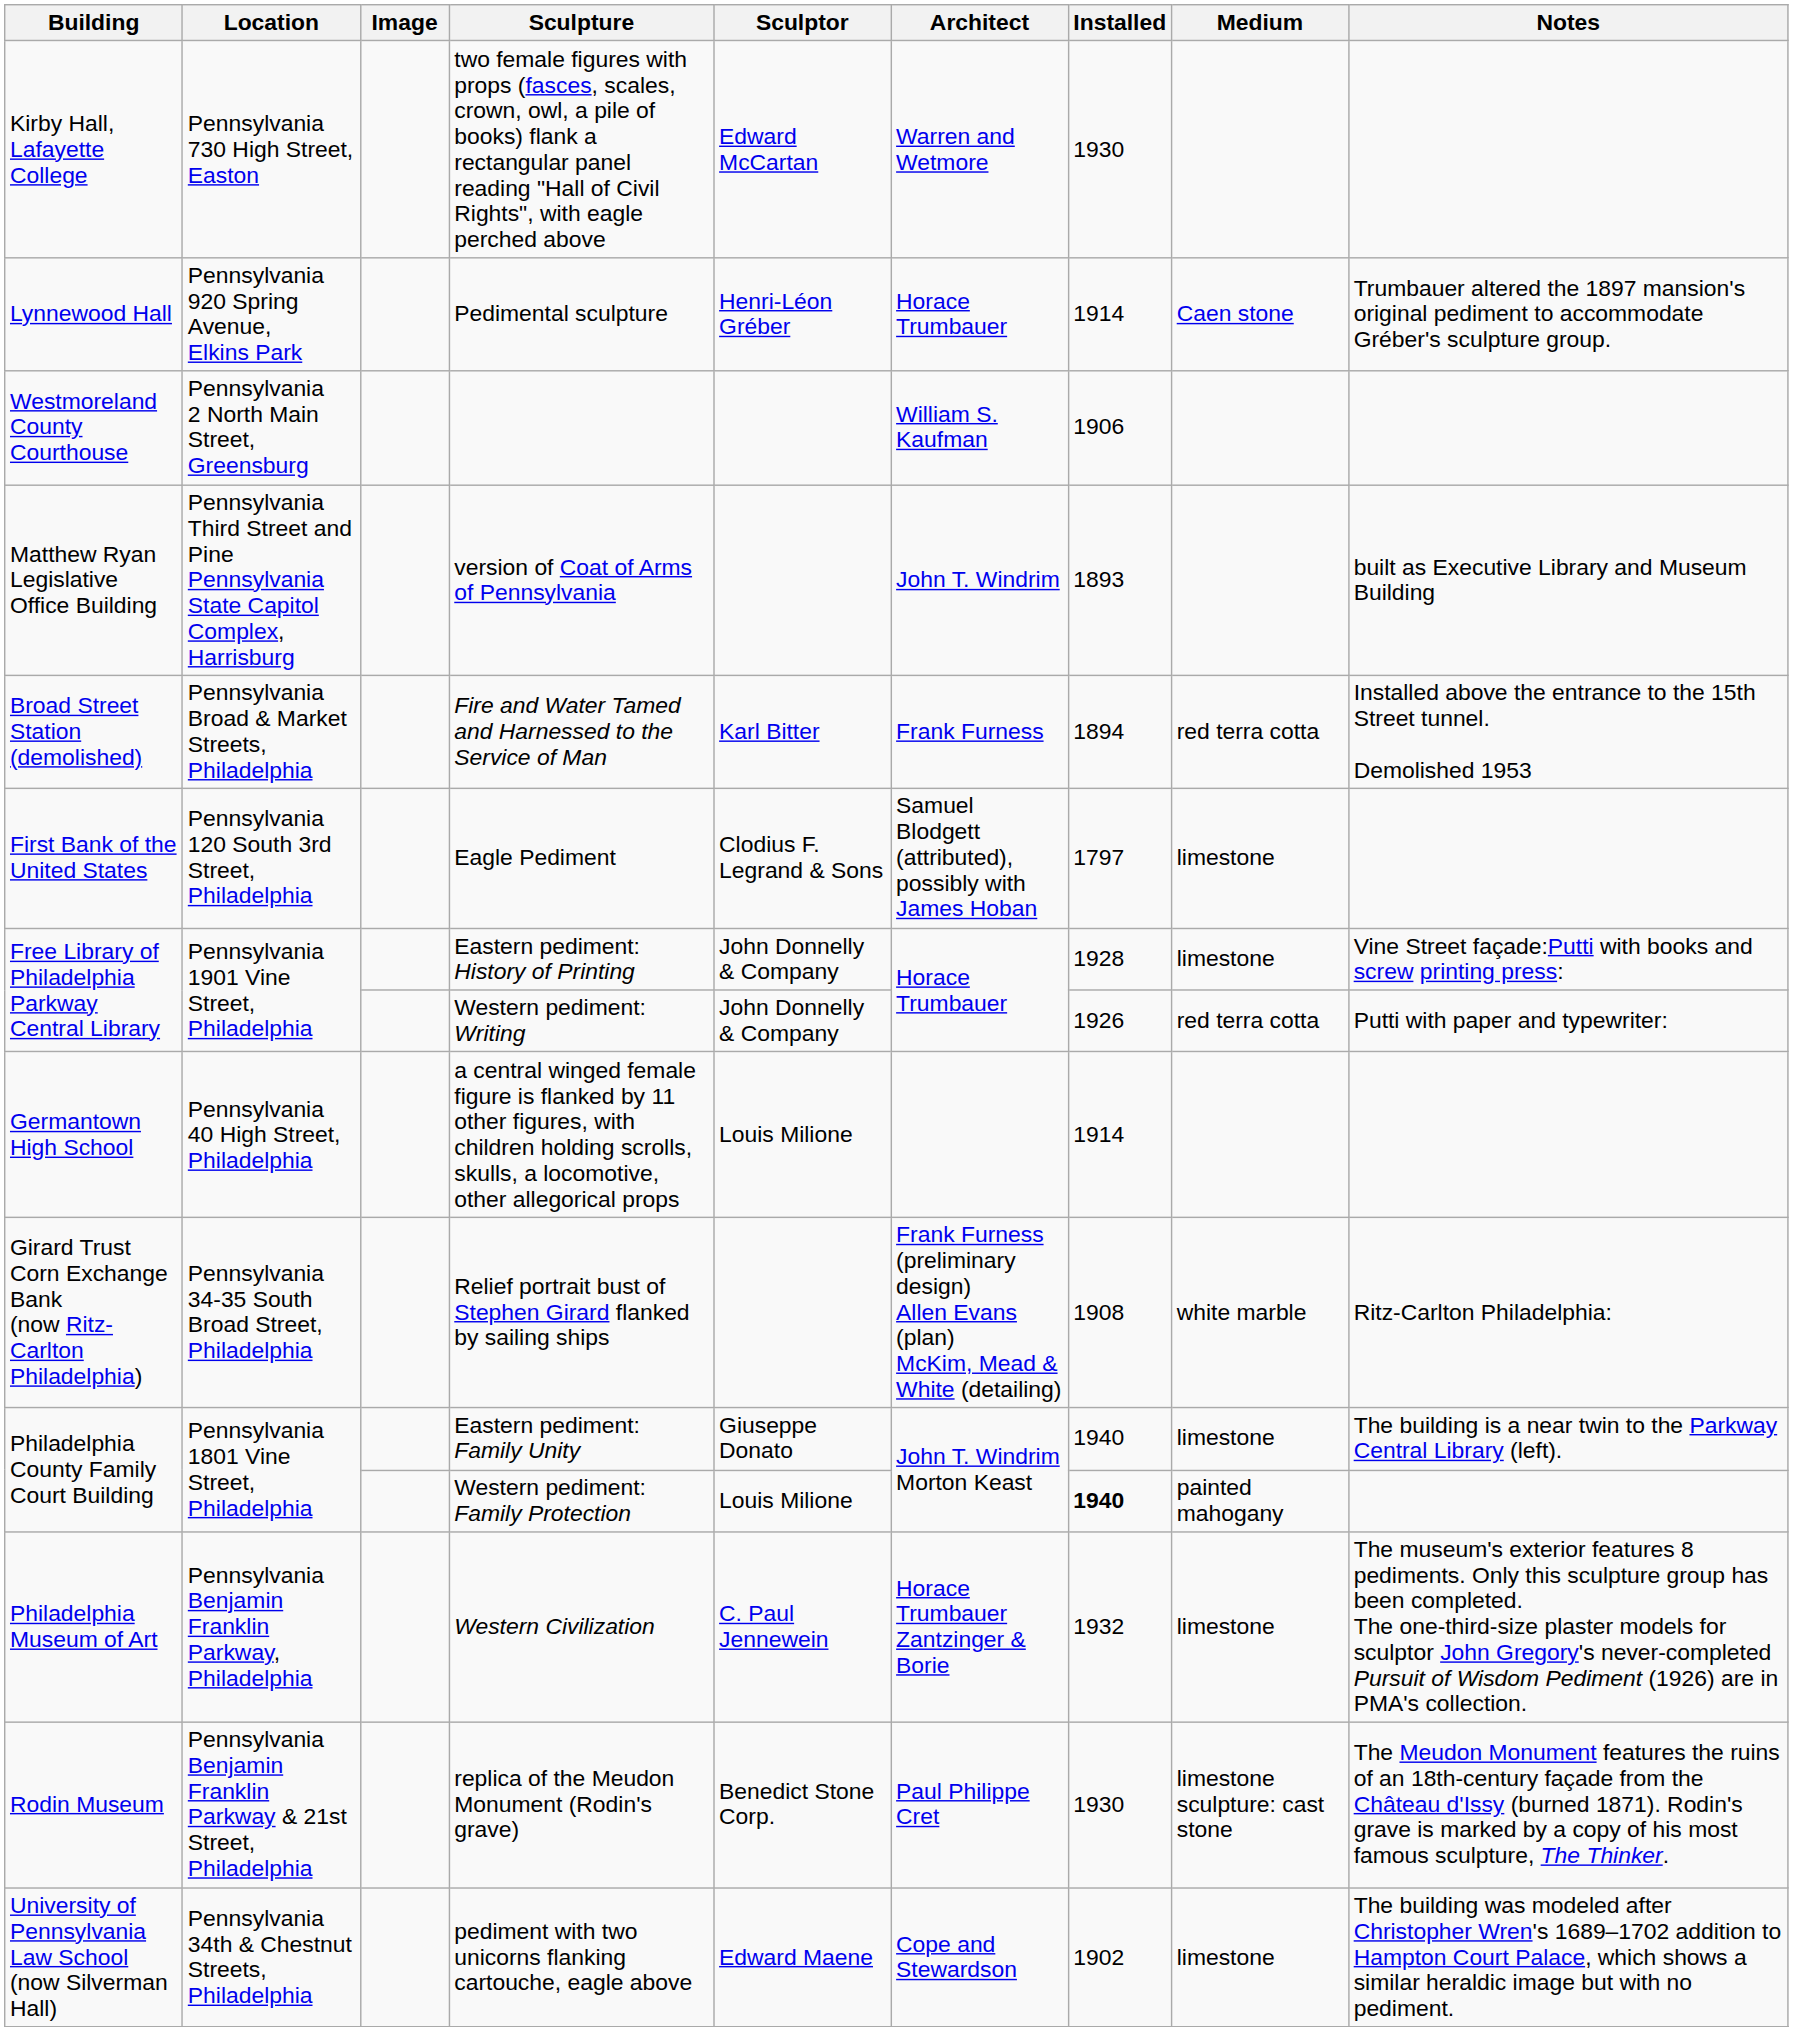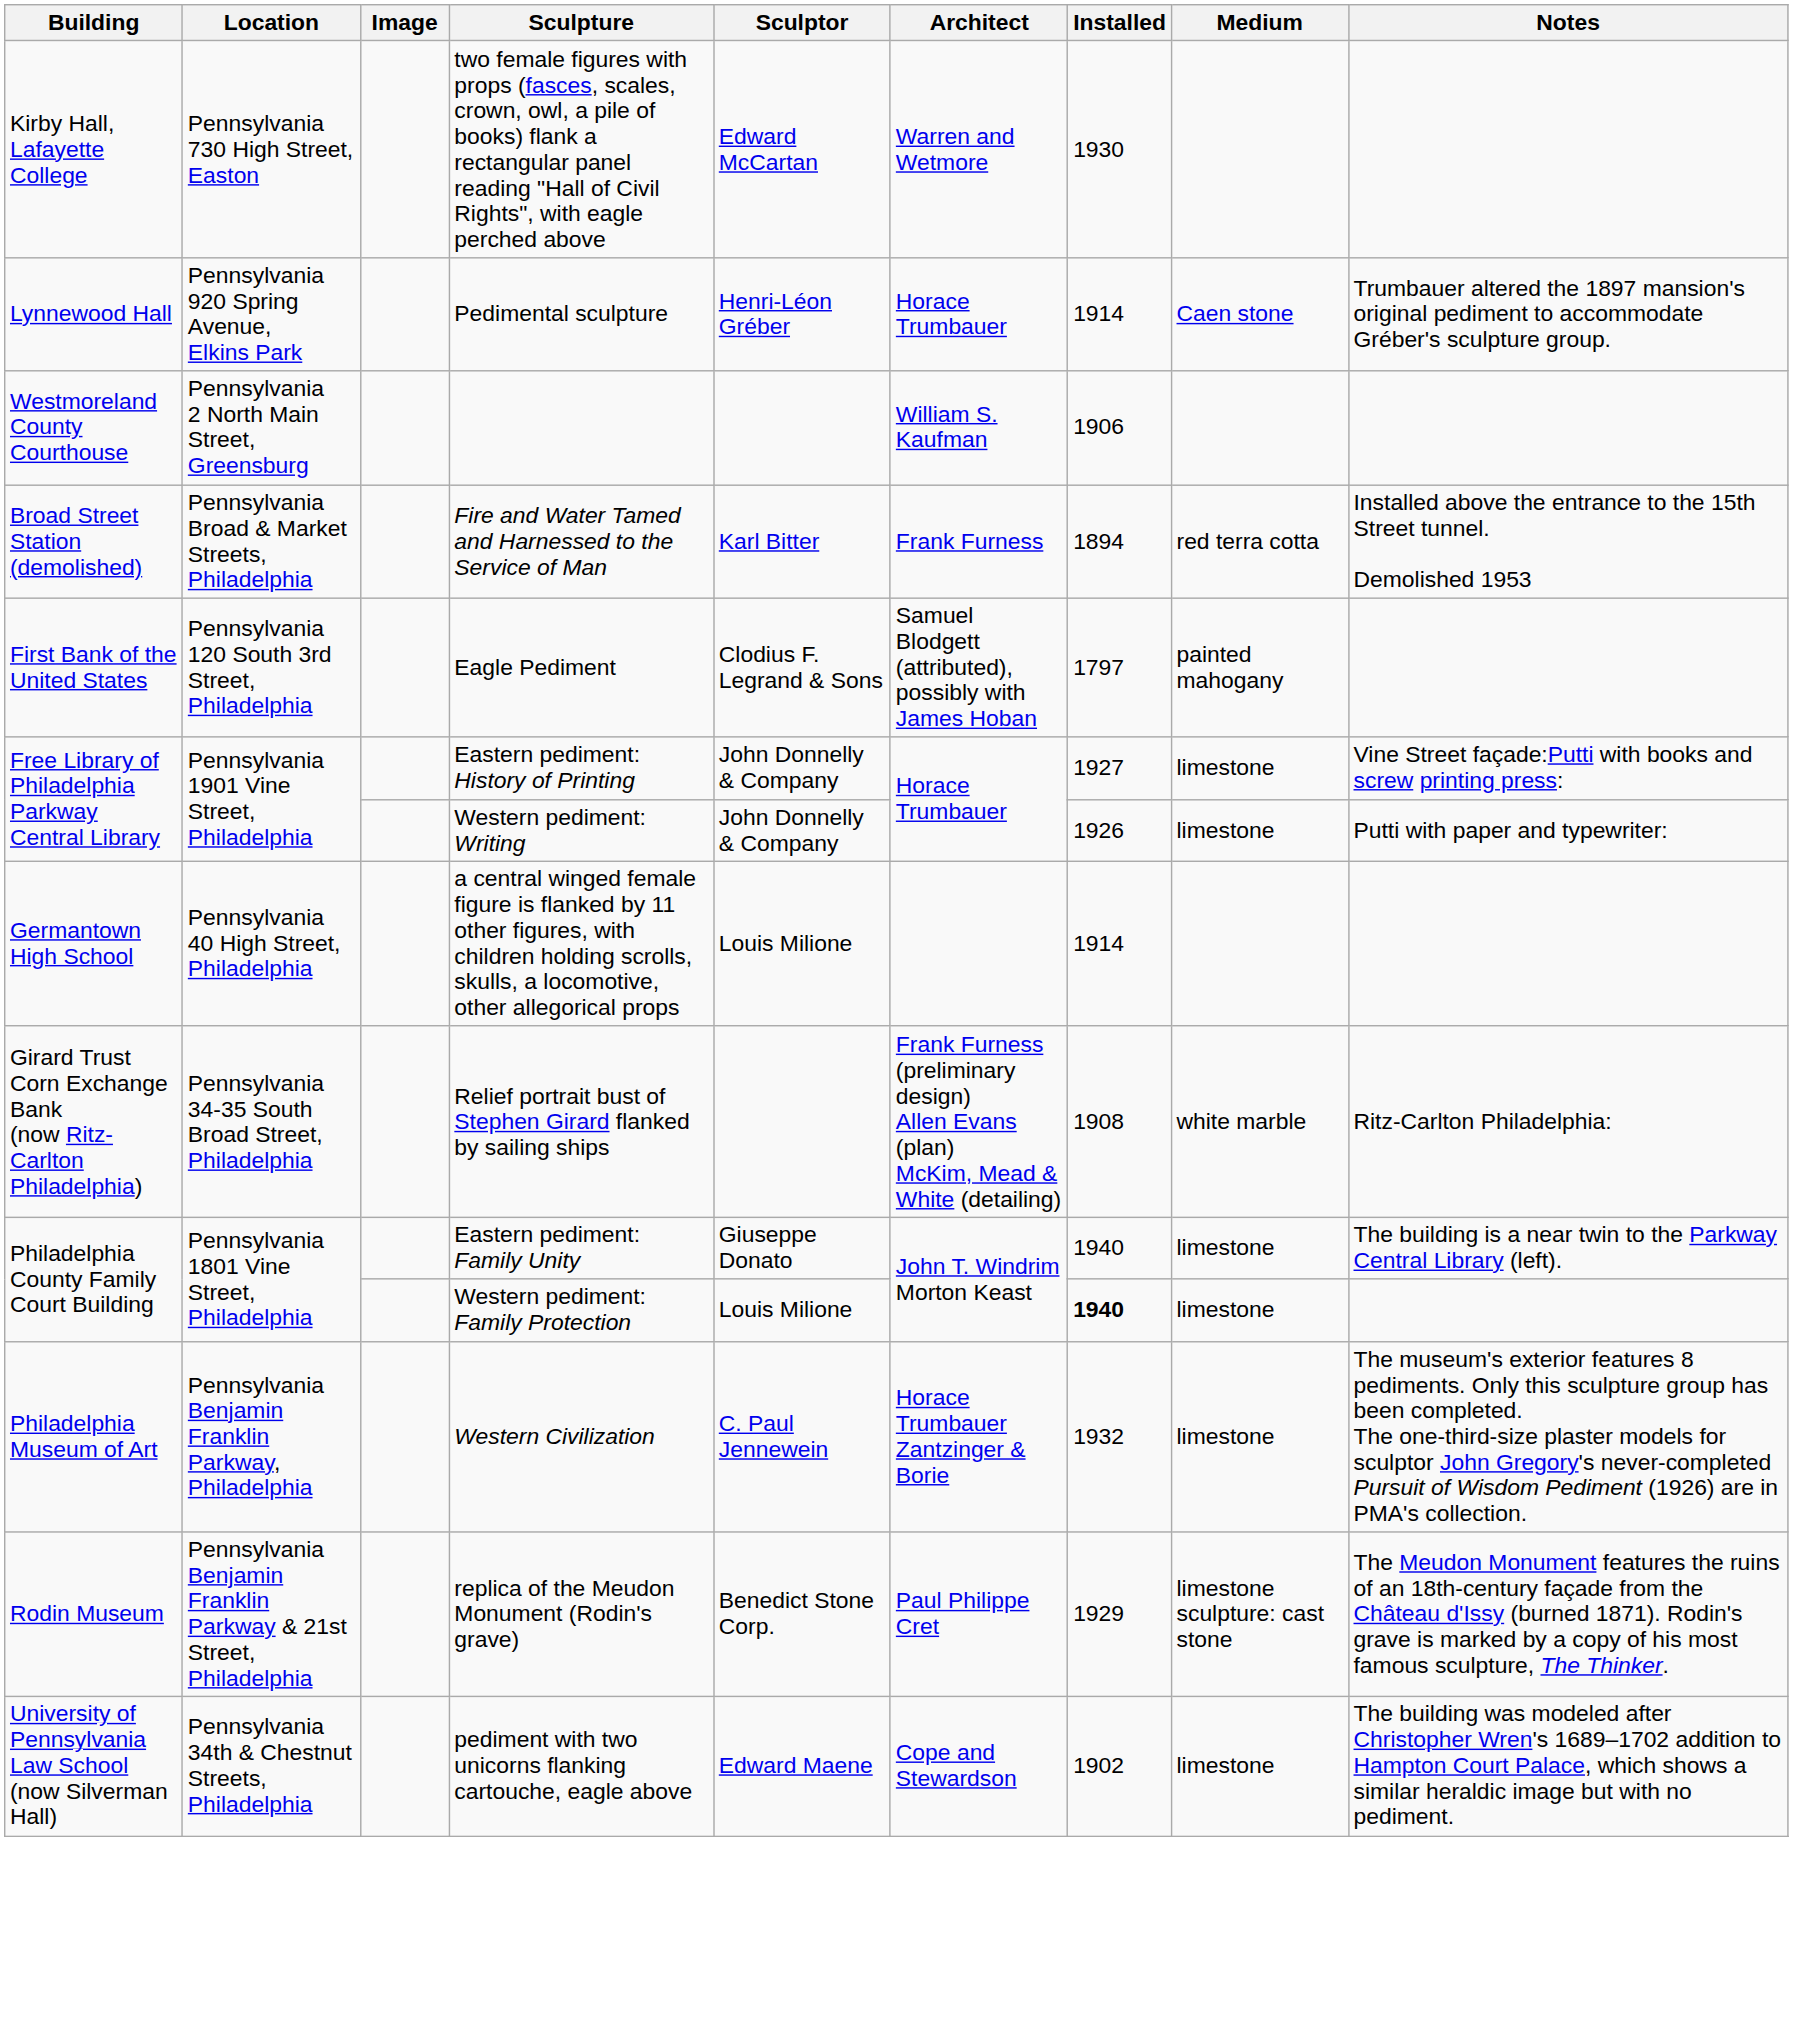- row: (84, 579)
(1226, 858) limestone -> (1230, 667) painted mahogany
(1099, 958) 1928 -> (1099, 768) 1927
(1248, 1020) red terra cotta -> (1225, 830) limestone
(1230, 1500) painted mahogany -> (1225, 1309) limestone
(1099, 1804) 1930 -> (1099, 1614) 1929
